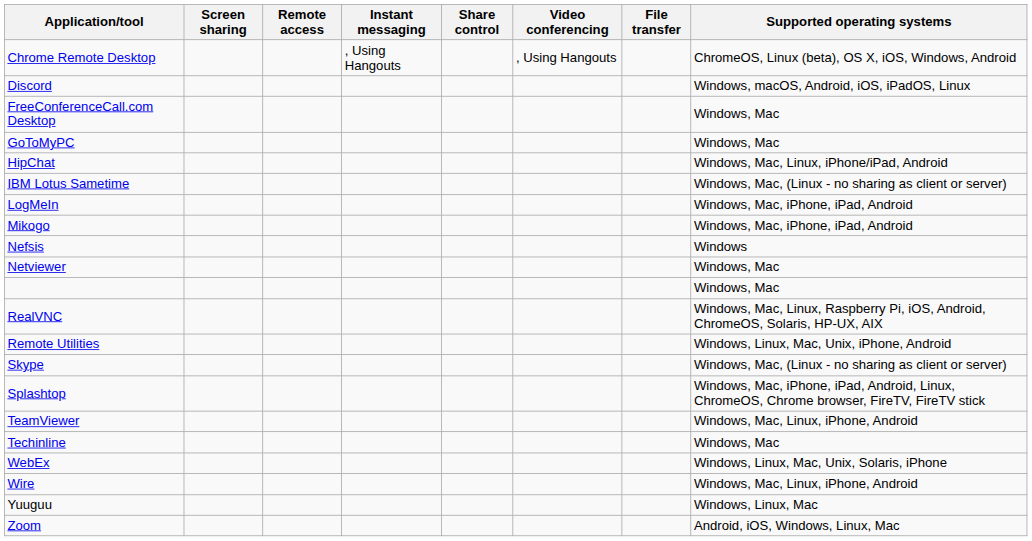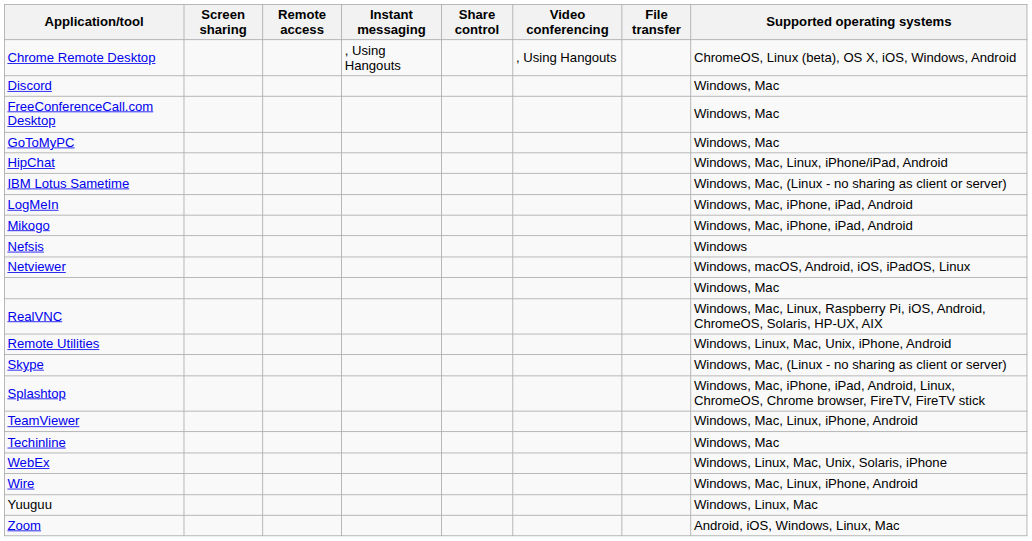(832, 86) Windows, macOS, Android, iOS, iPadOS, Linux -> (737, 86) Windows, Mac
(737, 267) Windows, Mac -> (832, 267) Windows, macOS, Android, iOS, iPadOS, Linux
